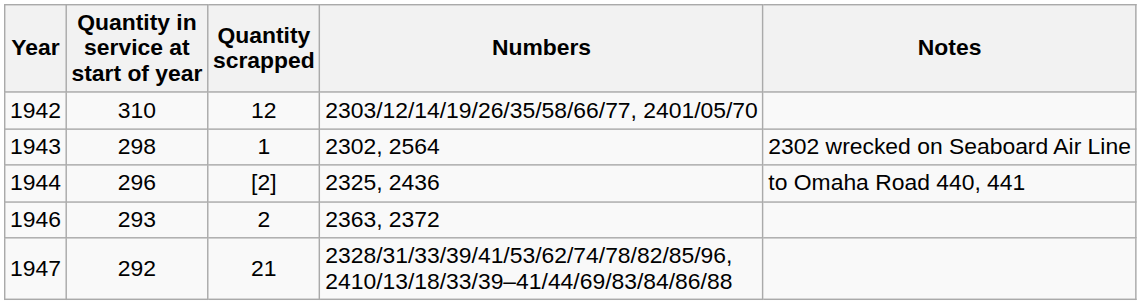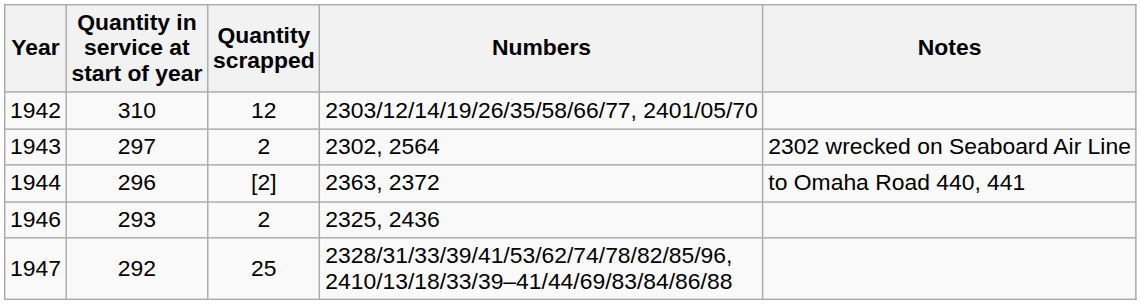(137, 146) 298 -> (137, 146) 297
(264, 146) 1 -> (264, 146) 2
(382, 182) 2325, 2436 -> (382, 182) 2363, 2372
(382, 219) 2363, 2372 -> (382, 219) 2325, 2436
(264, 268) 21 -> (264, 268) 25
